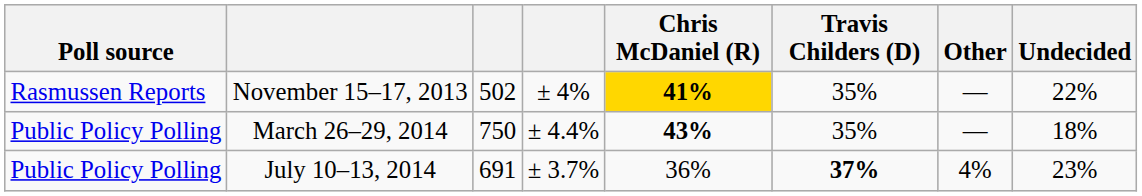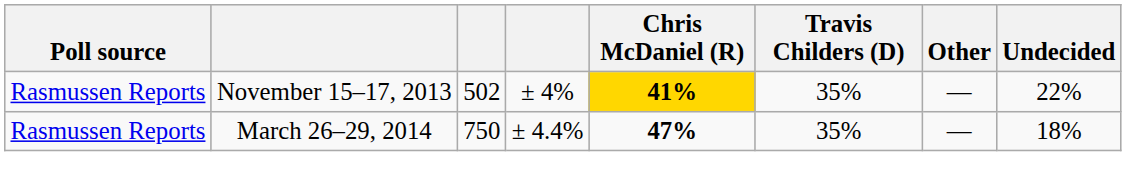(116, 130) Public Policy Polling -> (108, 130) Rasmussen Reports
(688, 130) 43% -> (672, 130) 47%
- row: (350, 170)
